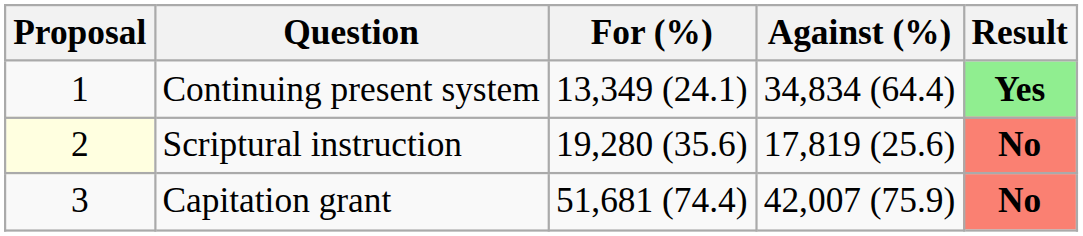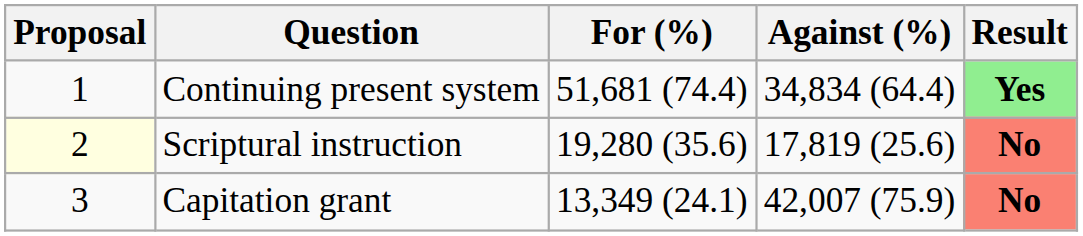(652, 88) 13,349 (24.1) -> (652, 88) 51,681 (74.4)
(652, 200) 51,681 (74.4) -> (652, 200) 13,349 (24.1)
